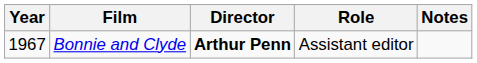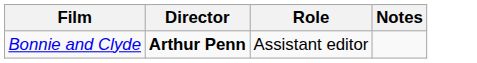- column: (27, 17)
